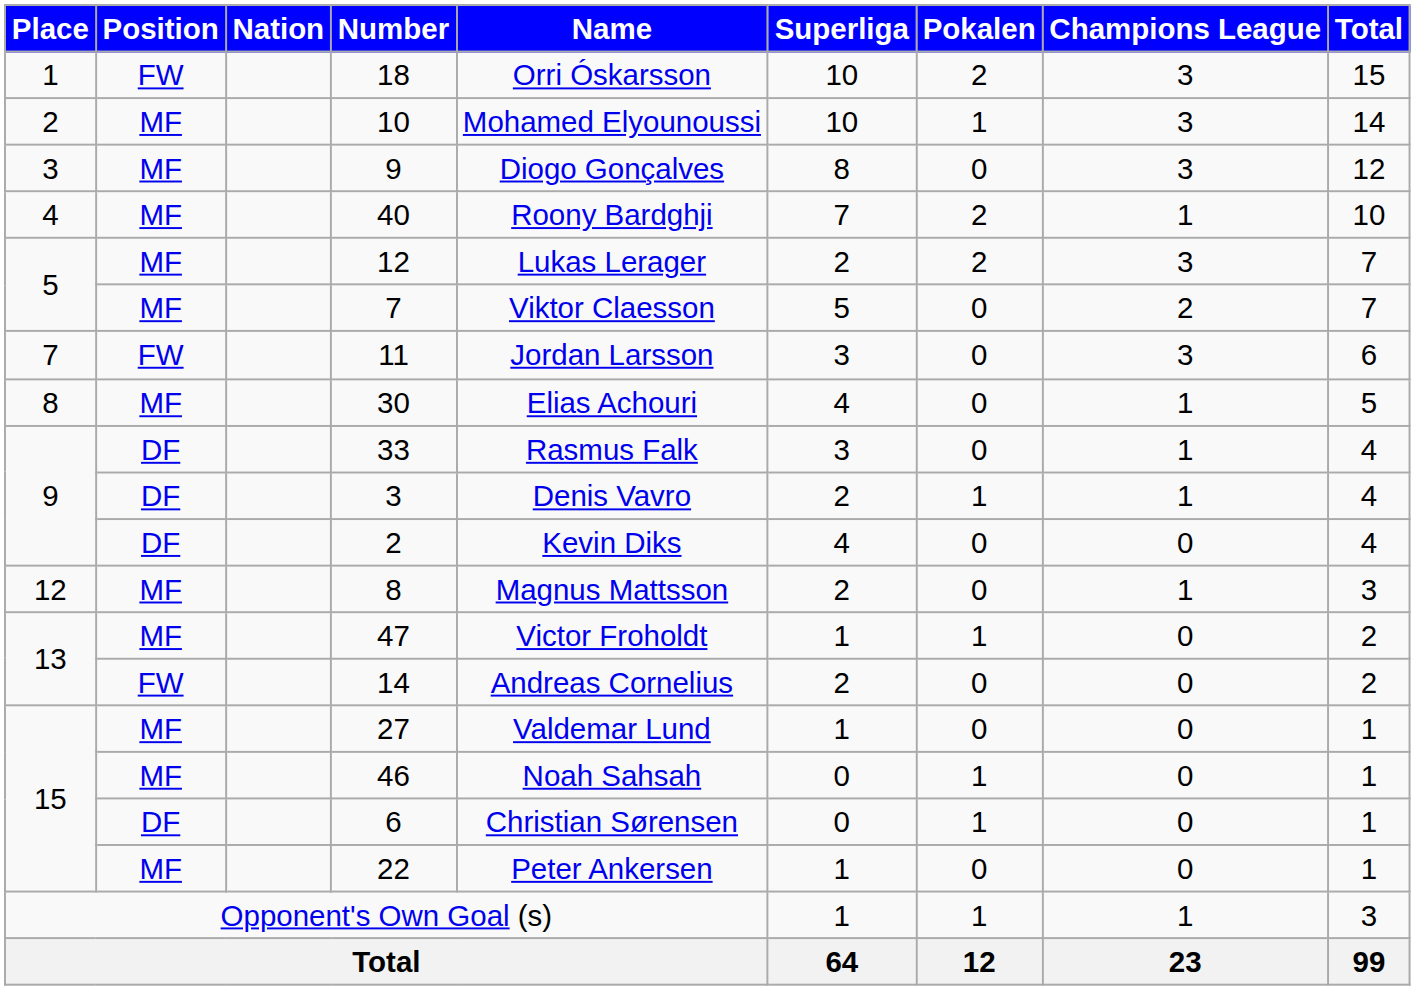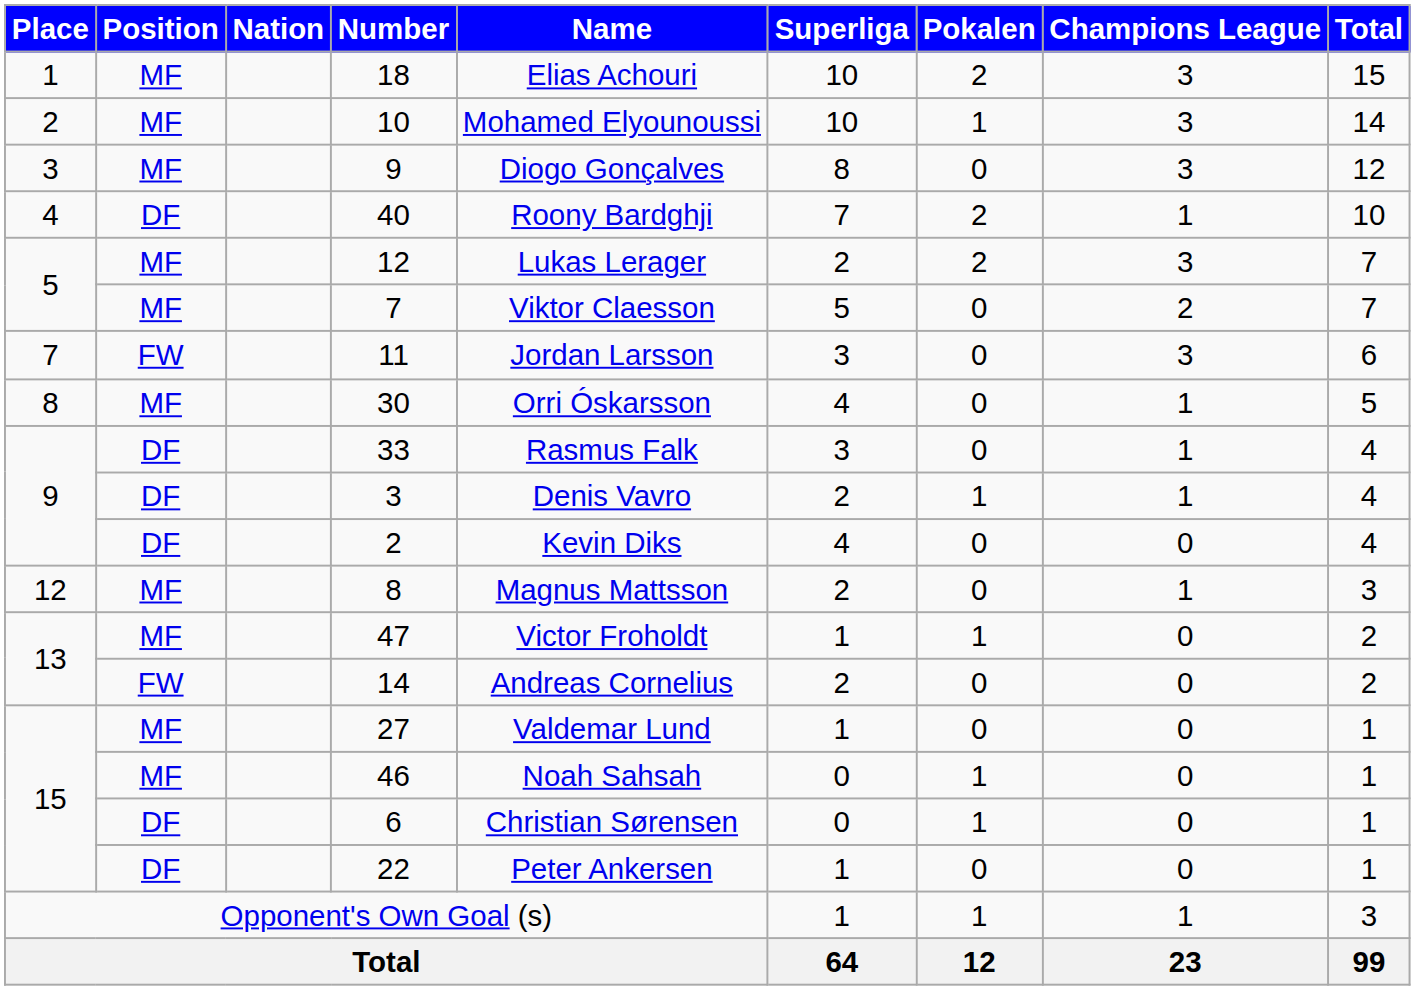(161, 75) FW -> (161, 75) MF
(612, 75) Orri Óskarsson -> (612, 75) Elias Achouri
(161, 215) MF -> (161, 215) DF
(612, 402) Elias Achouri -> (612, 402) Orri Óskarsson
(161, 869) MF -> (161, 869) DF
